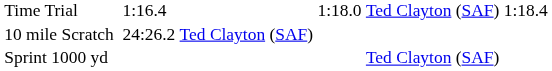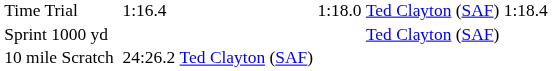rows swapped: (56, 57) <-> (59, 34)
